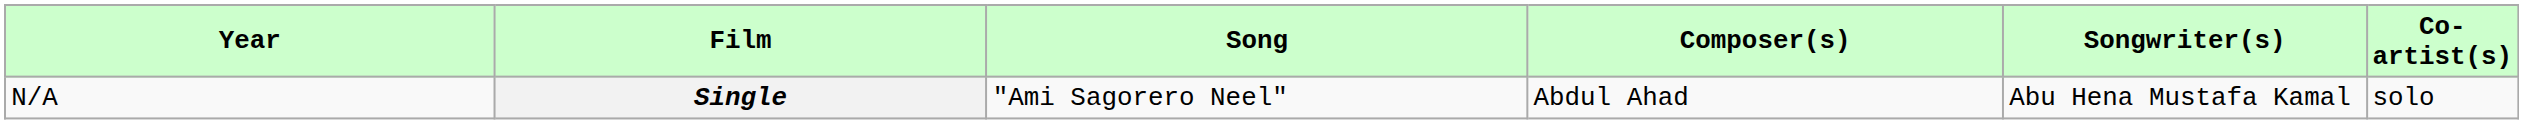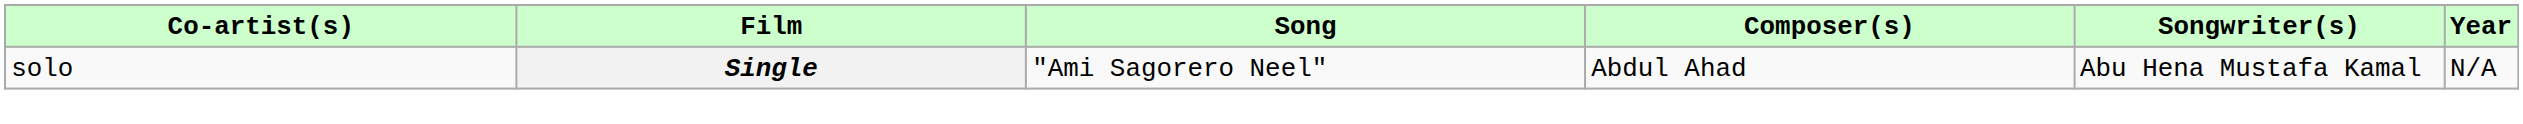columns swapped: (250, 41) <-> (2442, 41)
